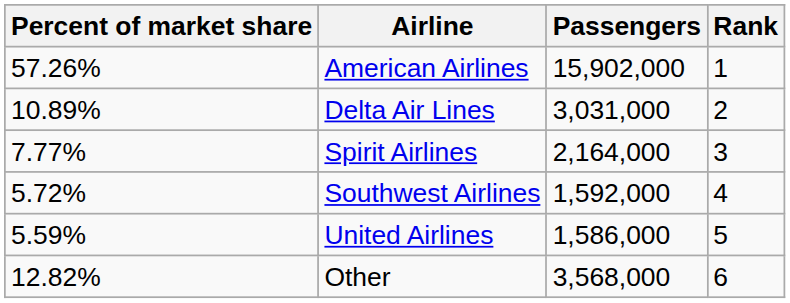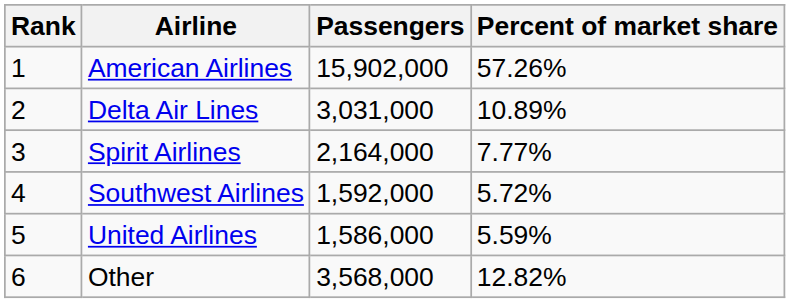columns swapped: (746, 26) <-> (162, 26)
